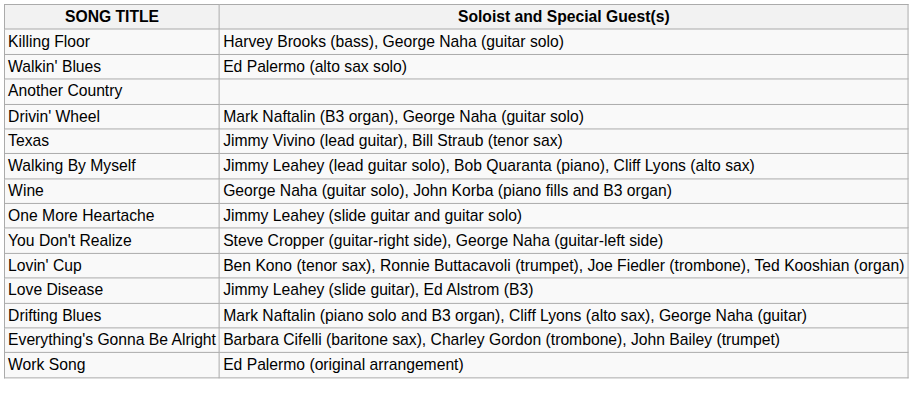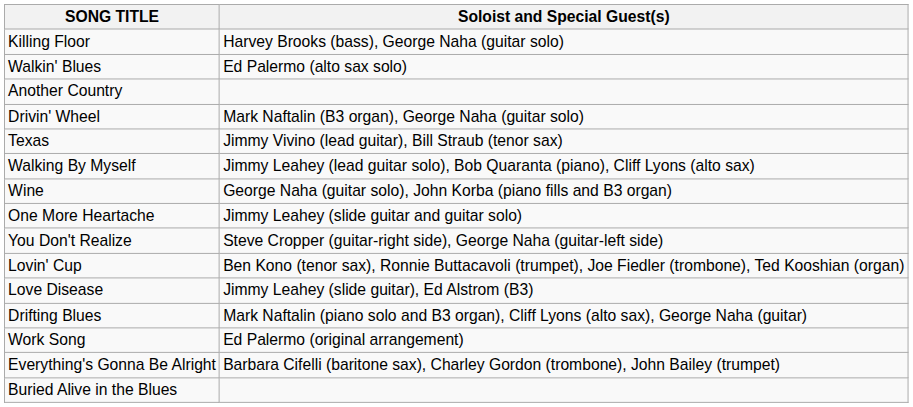rows swapped: (47, 365) <-> (112, 340)
+ row: (93, 389)
